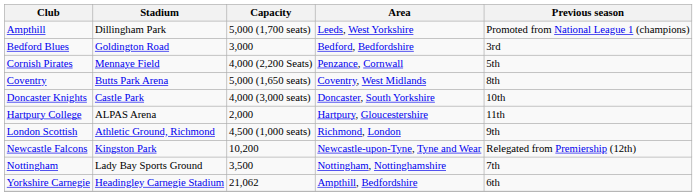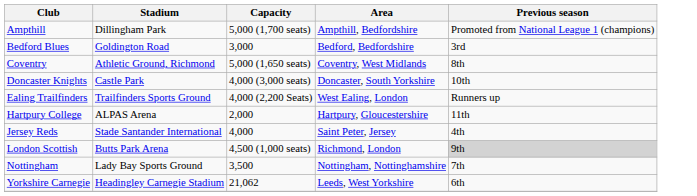(365, 30) Leeds, West Yorkshire -> (367, 30) Ampthill, Bedfordshire
- row: (40, 64)
(132, 81) Butts Park Arena -> (155, 64) Athletic Ground, Richmond
+ row: (47, 98)
+ row: (32, 132)
(155, 132) Athletic Ground, Richmond -> (132, 149) Butts Park Arena
(493, 132) no background -> (458, 149) lightgrey background
- row: (47, 149)
(367, 183) Ampthill, Bedfordshire -> (365, 183) Leeds, West Yorkshire
